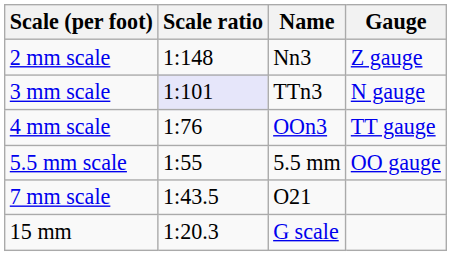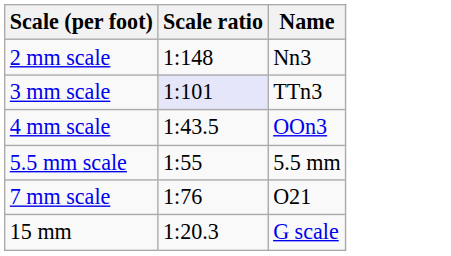- column: (396, 22)
(183, 127) 1:76 -> (191, 127) 1:43.5
(191, 197) 1:43.5 -> (183, 197) 1:76
